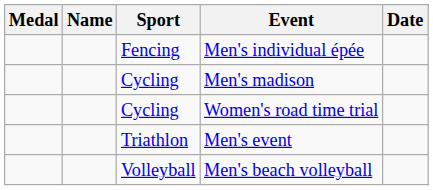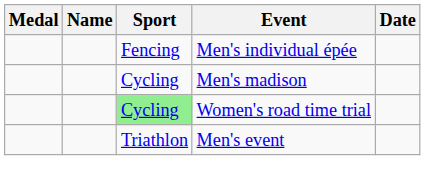(150, 109) no background -> (150, 109) lightgreen background
- row: (288, 170)
